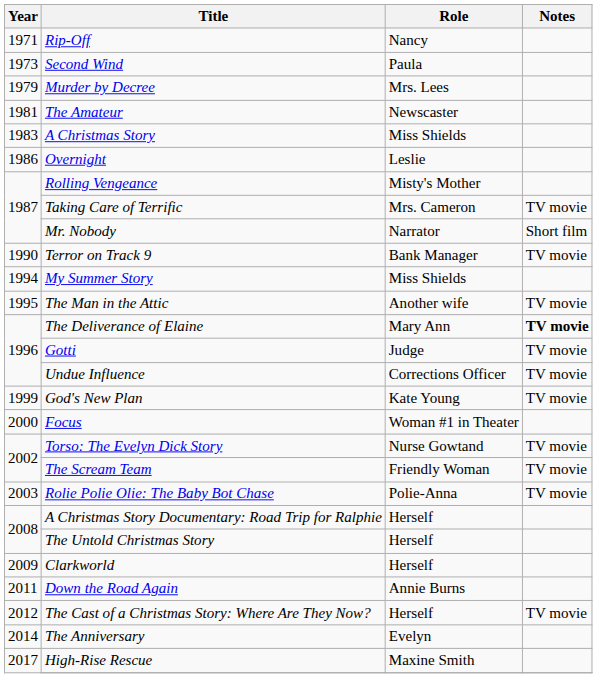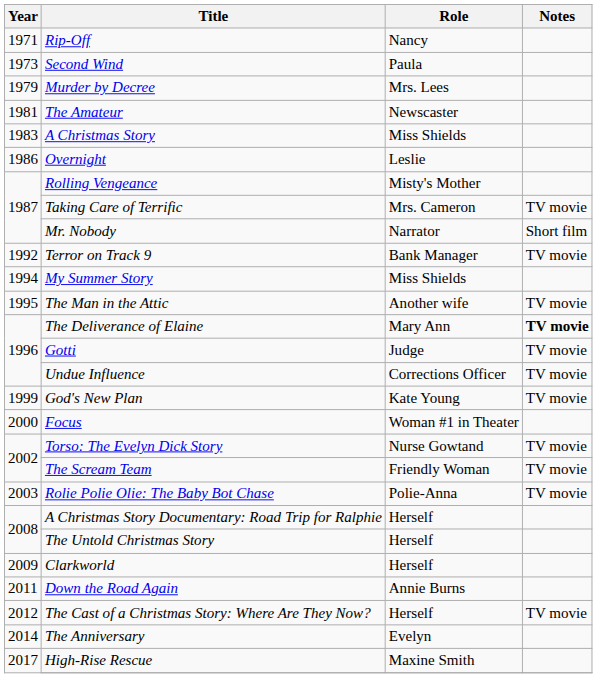(23, 254) 1990 -> (23, 254) 1992
